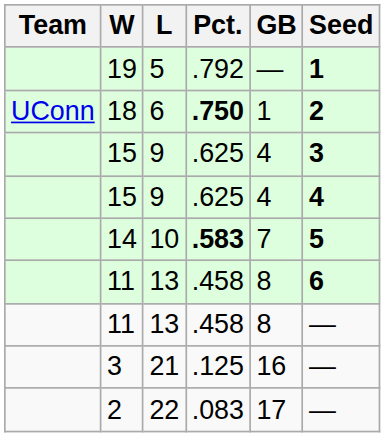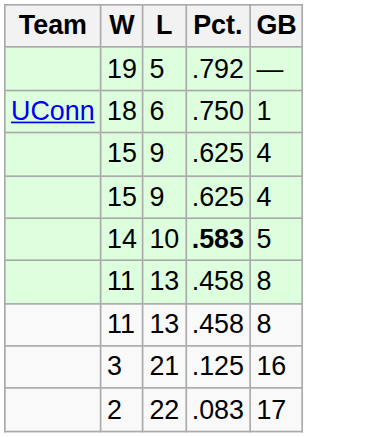- column: (341, 25)
(218, 111) bold -> (218, 111) normal
(264, 238) 7 -> (264, 238) 5
